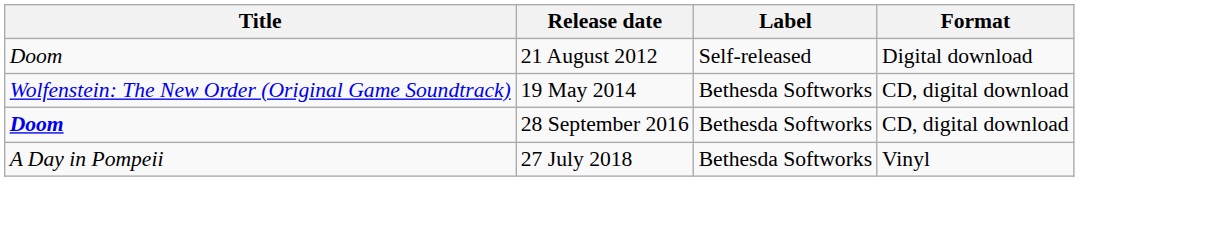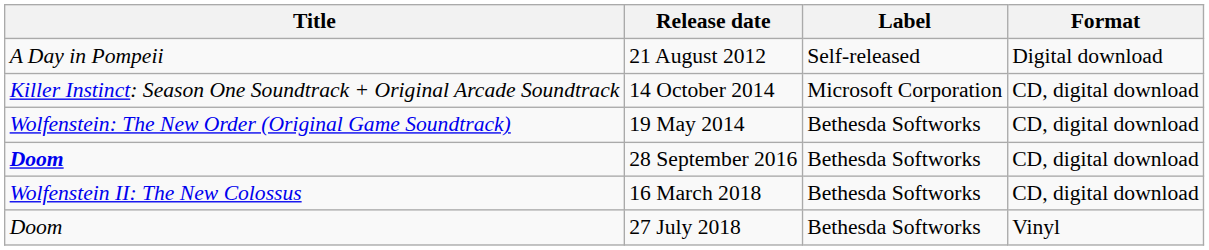(36, 55) Doom -> (87, 55) A Day in Pompeii
+ row: (702, 90)
+ row: (695, 192)
(87, 158) A Day in Pompeii -> (36, 227) Doom
